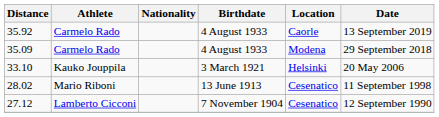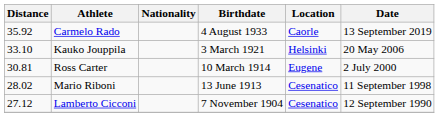- row: (20, 49)
+ row: (20, 67)
